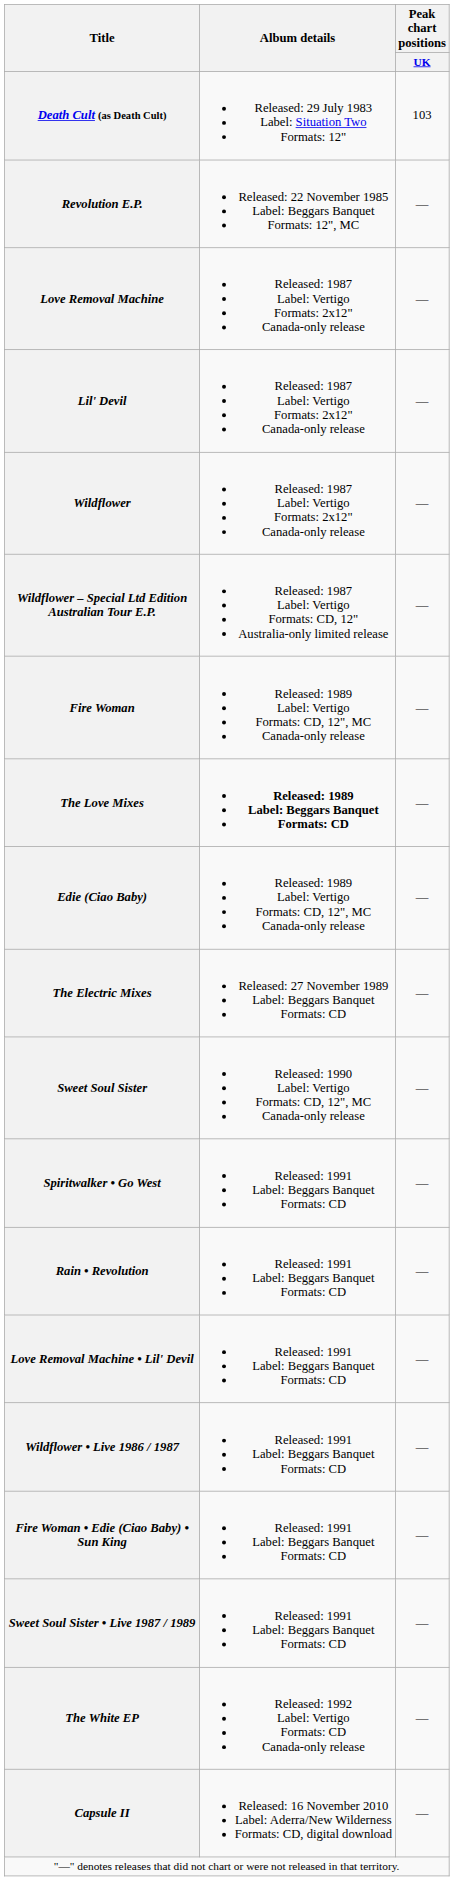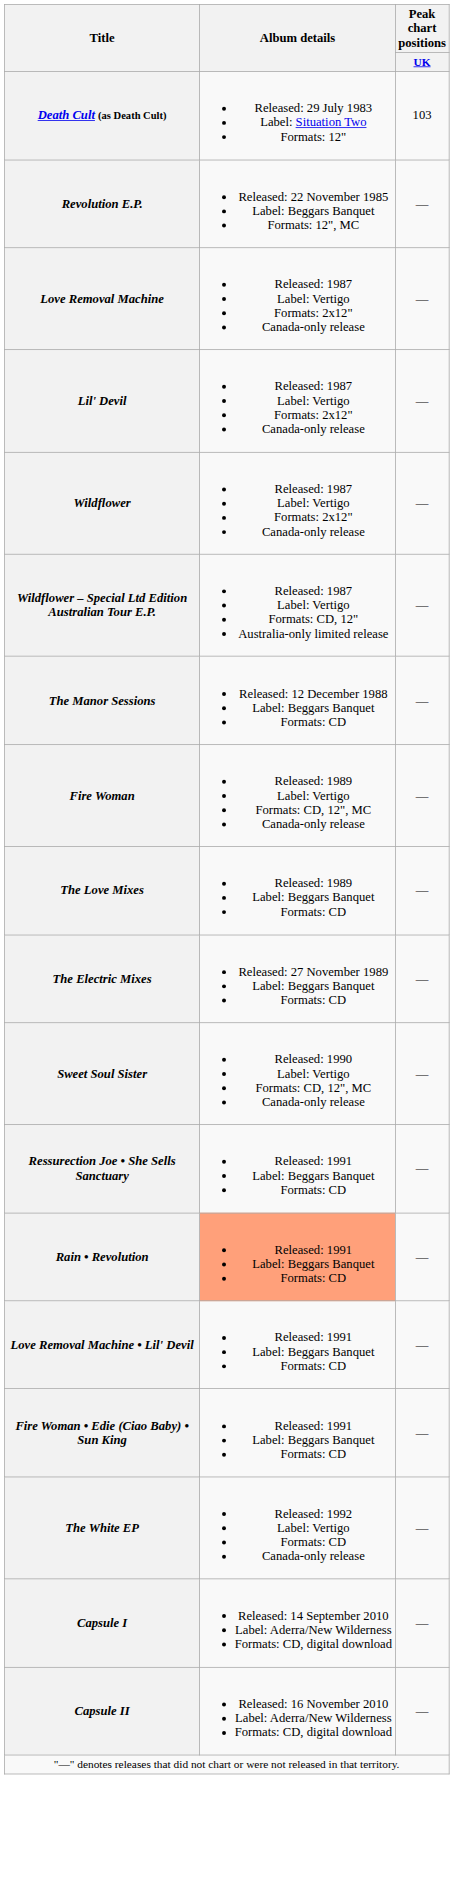+ row: (102, 700)
(298, 810) bold -> (298, 898) normal
- row: (102, 897)
- row: (102, 1183)
+ row: (102, 1168)
(298, 1278) no background -> (298, 1264) lightsalmon background
- row: (102, 1447)
- row: (102, 1623)
+ row: (102, 1623)
